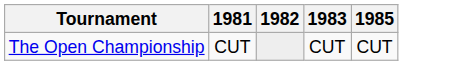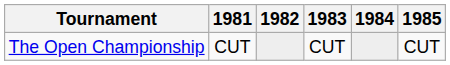+ column: (375, 19)
